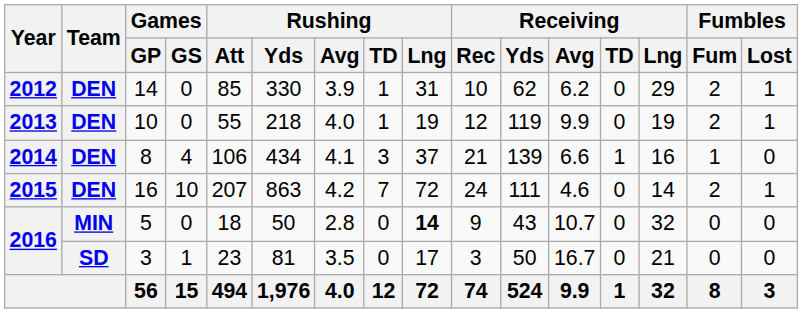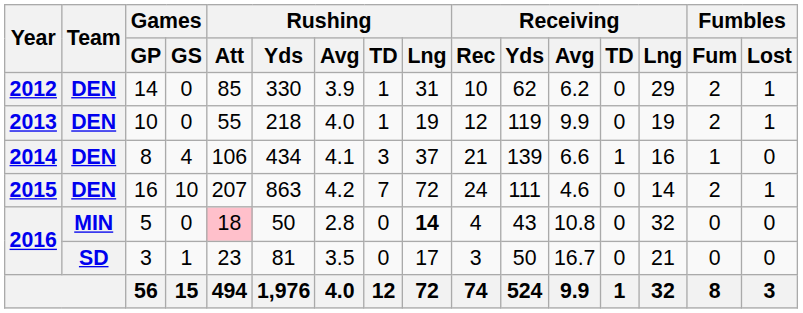(229, 223) no background -> (229, 223) pink background
(476, 223) 9 -> (476, 223) 4
(575, 223) 10.7 -> (575, 223) 10.8
